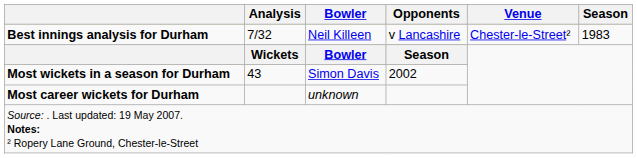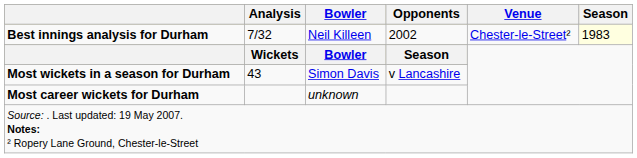(424, 34) v Lancashire -> (403, 34) 2002
(596, 34) no background -> (596, 34) lightyellow background
(403, 74) 2002 -> (424, 74) v Lancashire
